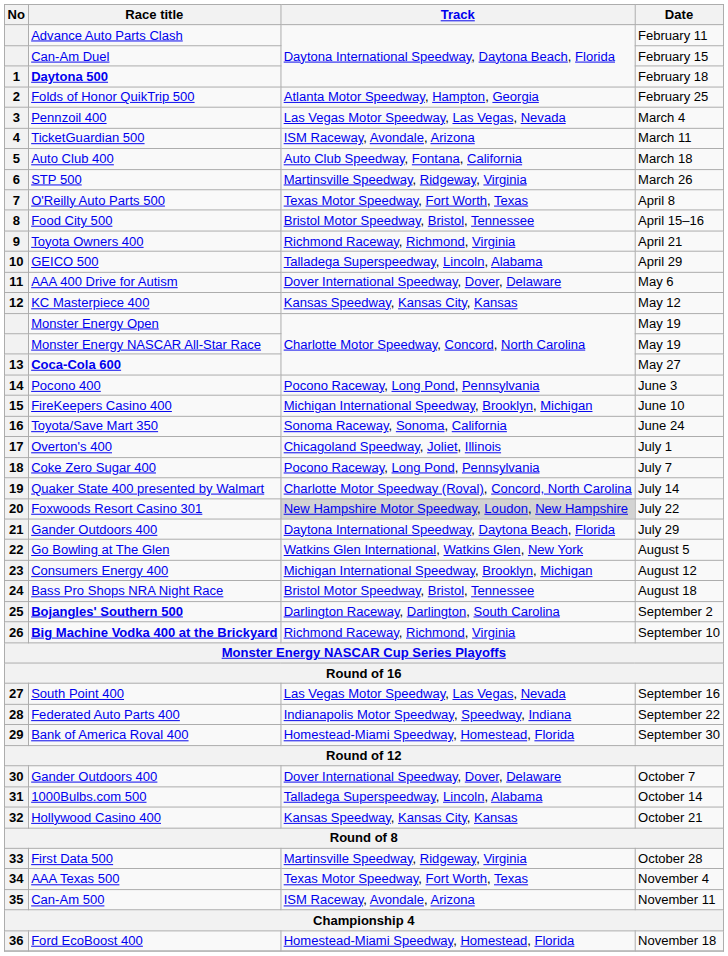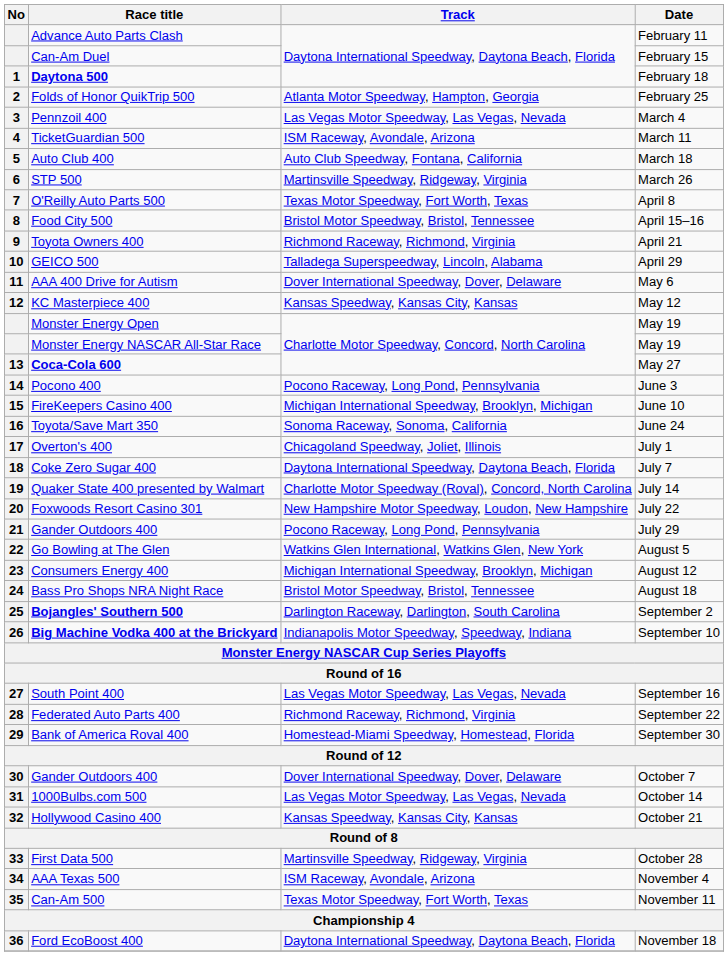(412, 467) Pocono Raceway, Long Pond, Pennsylvania -> (449, 467) Daytona International Speedway, Daytona Beach, Florida
(456, 508) lightgrey background -> (456, 508) no background
(449, 529) Daytona International Speedway, Daytona Beach, Florida -> (412, 529) Pocono Raceway, Long Pond, Pennsylvania
(399, 632) Richmond Raceway, Richmond, Virginia -> (427, 632) Indianapolis Motor Speedway, Speedway, Indiana
(427, 714) Indianapolis Motor Speedway, Speedway, Indiana -> (399, 714) Richmond Raceway, Richmond, Virginia
(413, 796) Talladega Superspeedway, Lincoln, Alabama -> (425, 796) Las Vegas Motor Speedway, Las Vegas, Nevada
(406, 879) Texas Motor Speedway, Fort Worth, Texas -> (379, 879) ISM Raceway, Avondale, Arizona
(379, 899) ISM Raceway, Avondale, Arizona -> (406, 899) Texas Motor Speedway, Fort Worth, Texas
(429, 940) Homestead-Miami Speedway, Homestead, Florida -> (449, 940) Daytona International Speedway, Daytona Beach, Florida
